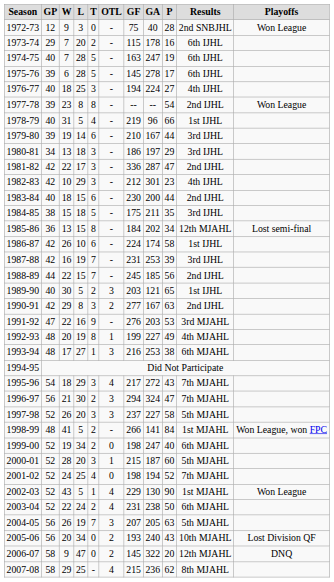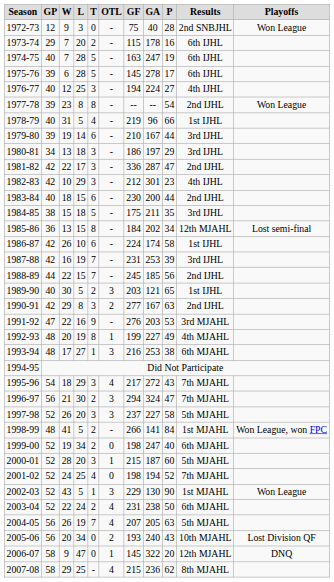(67, 89) 18 -> (67, 89) 12
(111, 492) 4 -> (111, 492) 3
(111, 523) 3 -> (111, 523) 4
(111, 553) 2 -> (111, 553) 1
